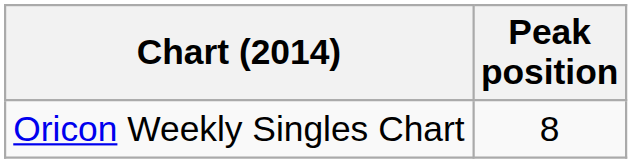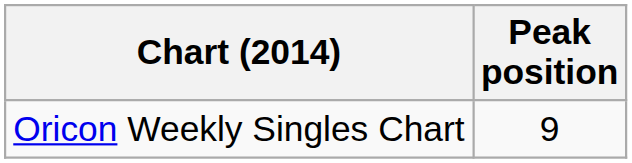(550, 128) 8 -> (550, 128) 9
